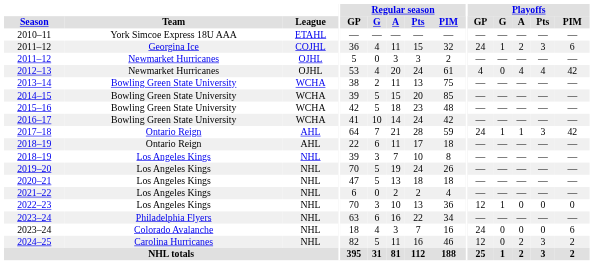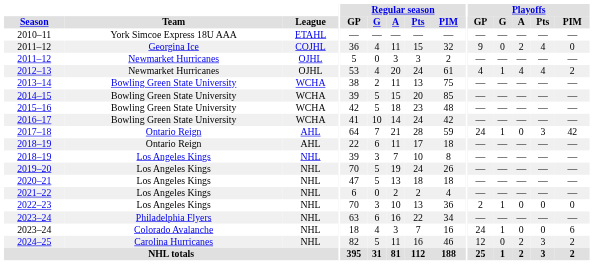(480, 46) 24 -> (480, 46) 9
(502, 46) 1 -> (502, 46) 0
(543, 46) 3 -> (543, 46) 4
(572, 46) 6 -> (572, 46) 0
(502, 71) 0 -> (502, 71) 1
(572, 71) 42 -> (572, 71) 2
(521, 132) 1 -> (521, 132) 0
(480, 205) 12 -> (480, 205) 2
(502, 229) 0 -> (502, 229) 1
